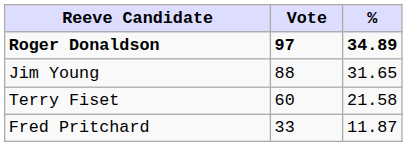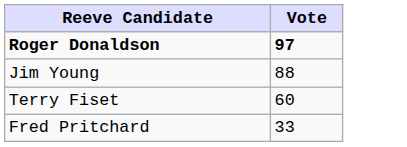- column: (372, 18)
